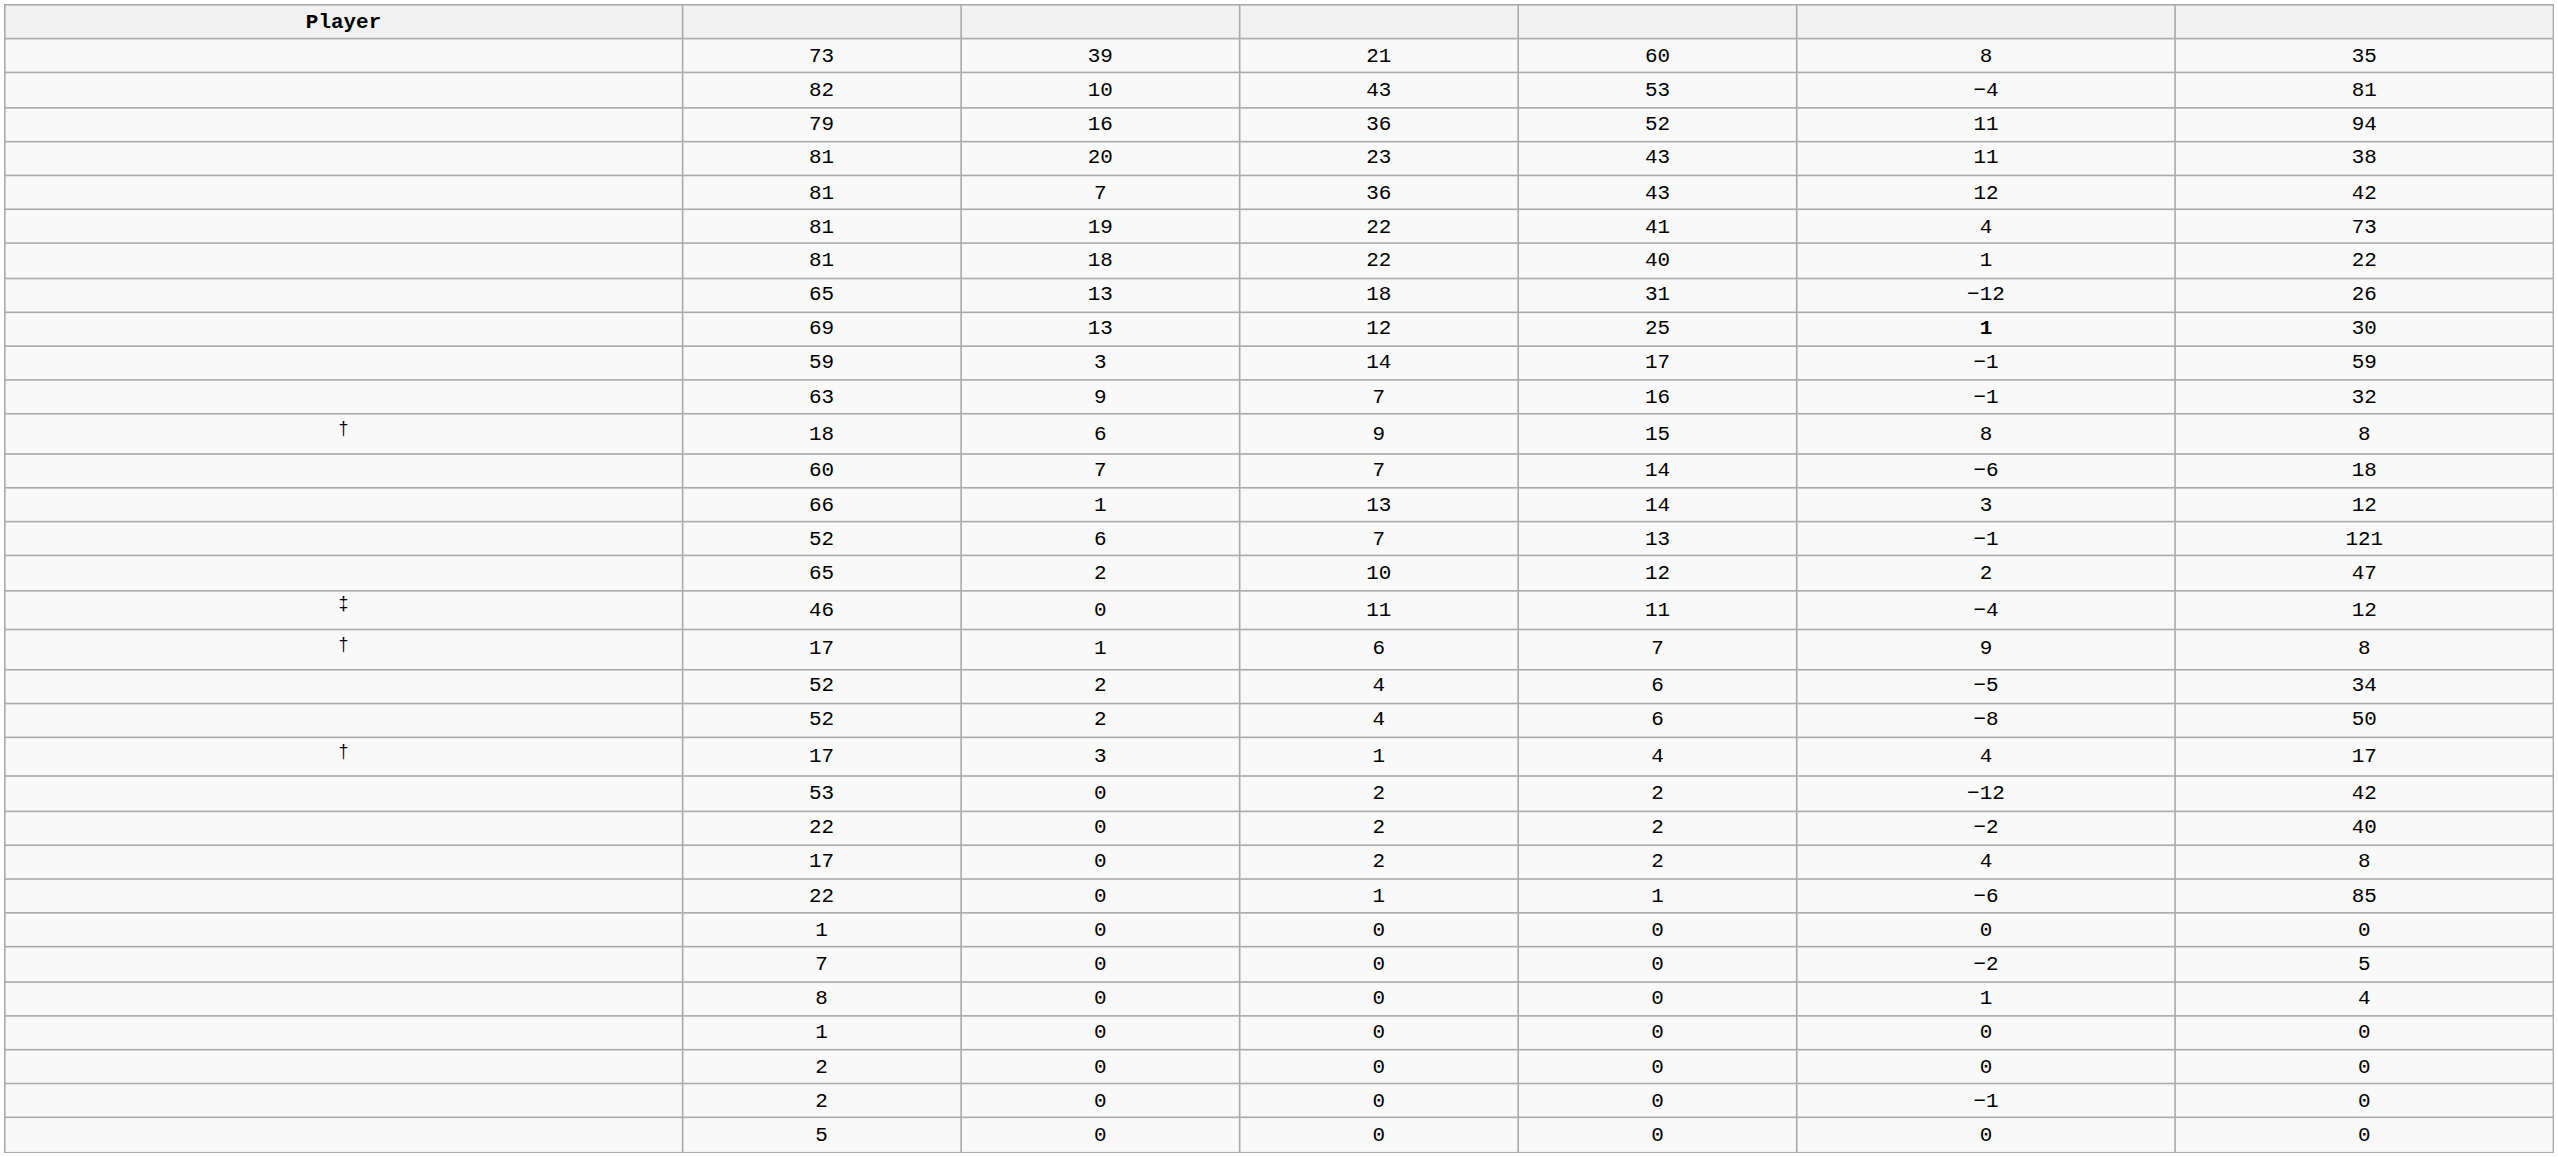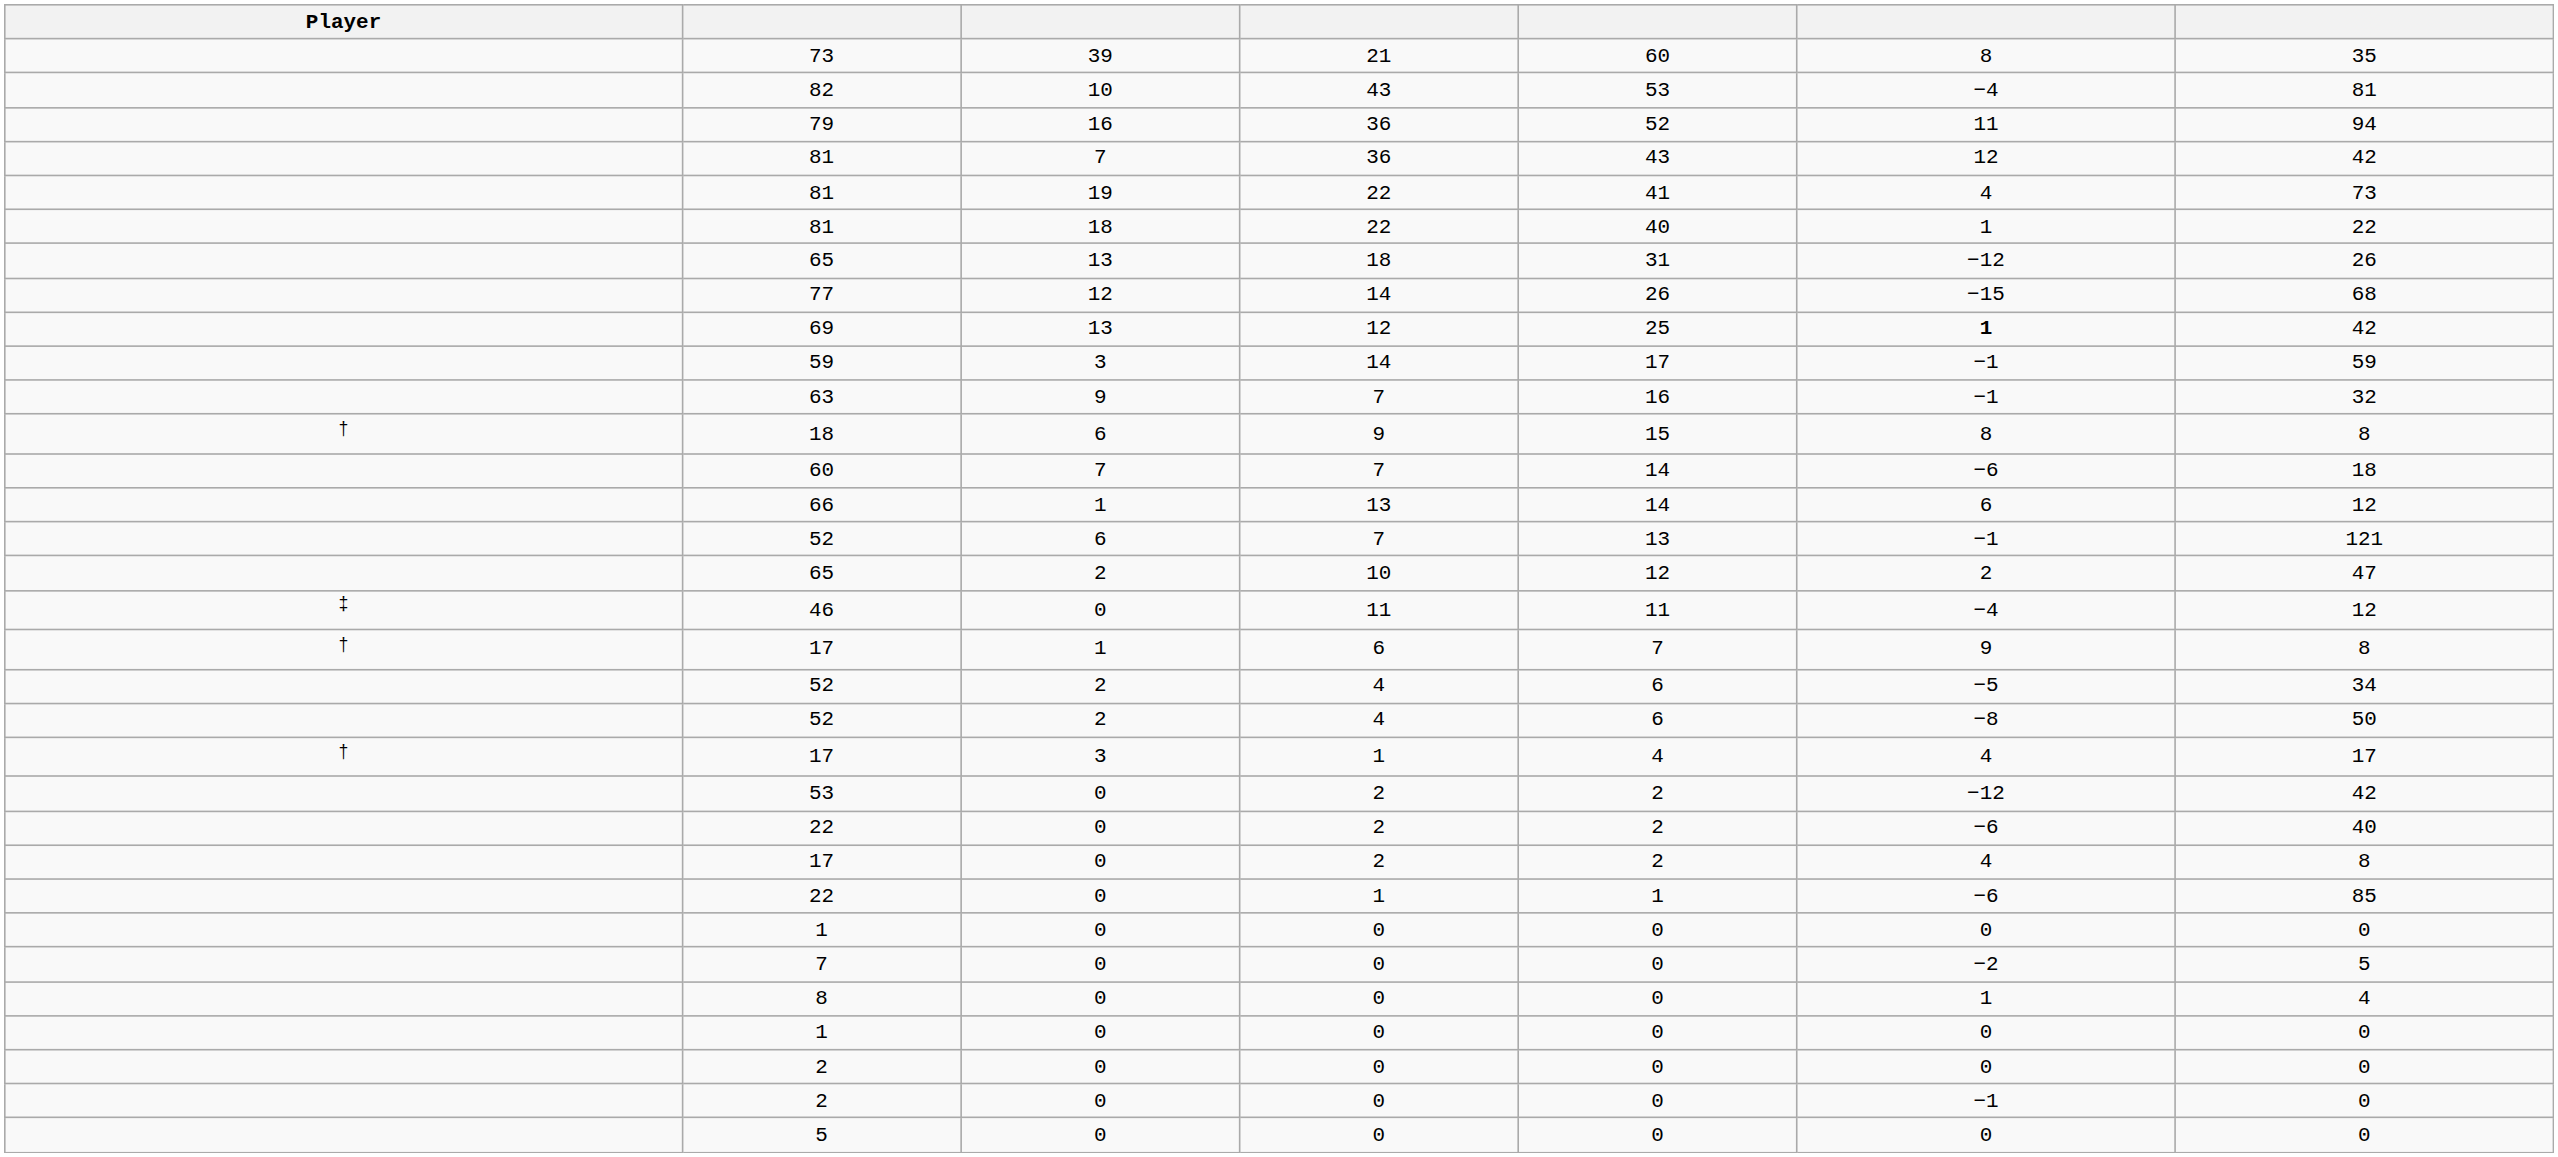- row: (822, 158)
+ row: (822, 295)
(2364, 329) 30 -> (2364, 329) 42
(1986, 505) 3 -> (1986, 505) 6
(1986, 828) −2 -> (1986, 828) −6
